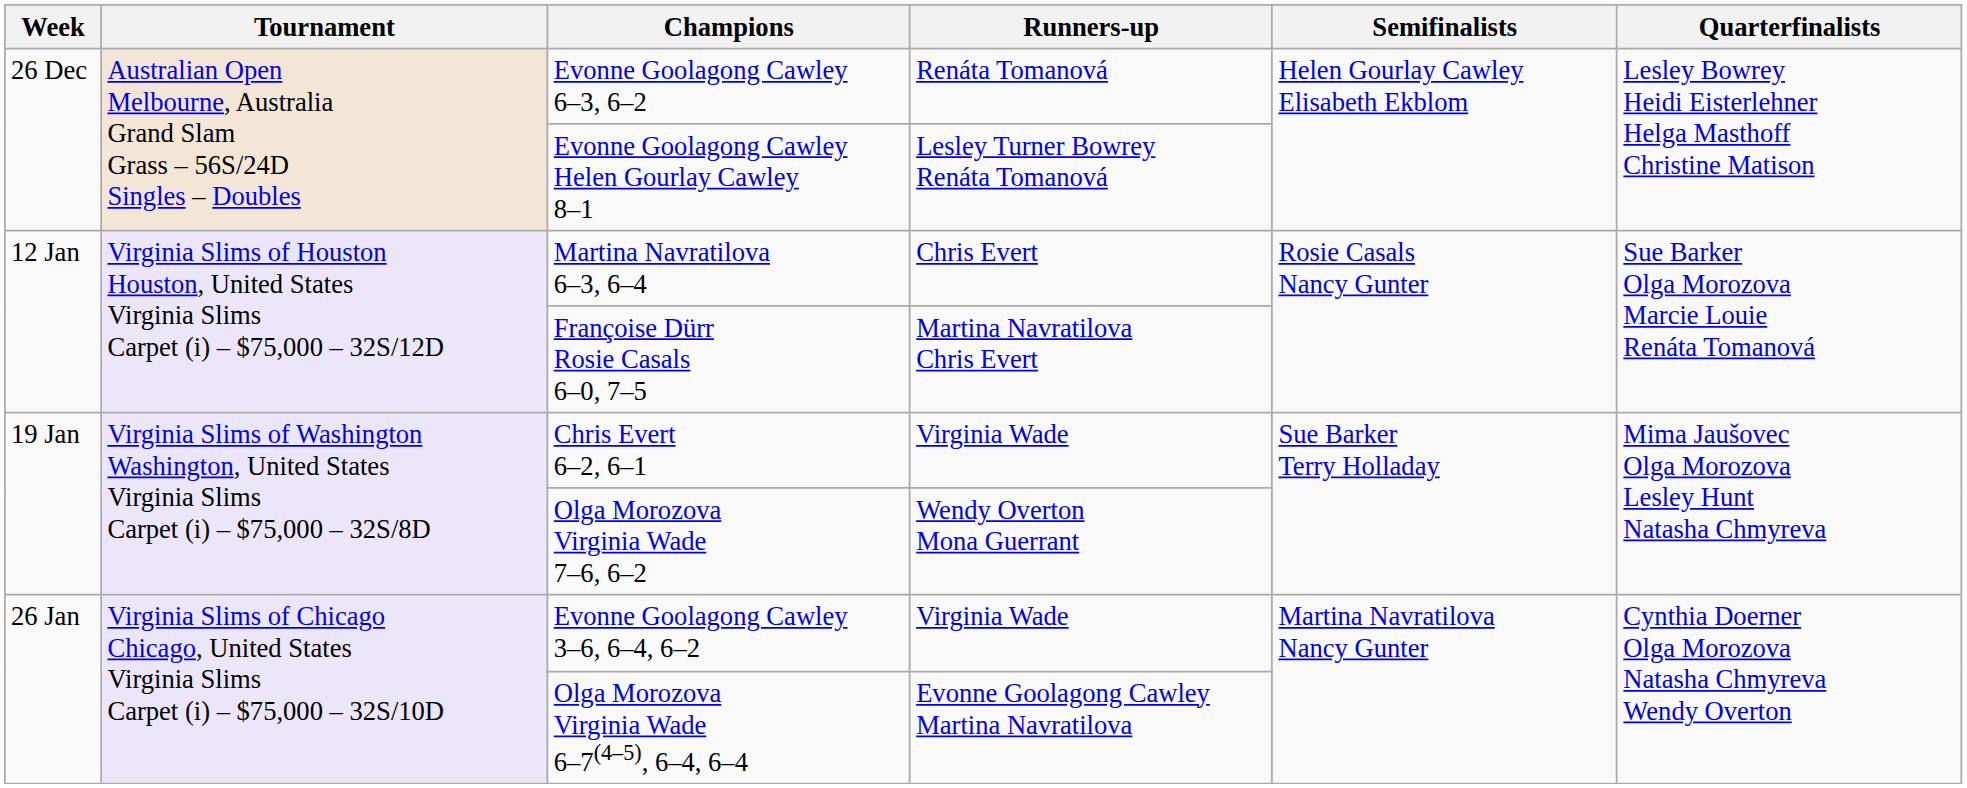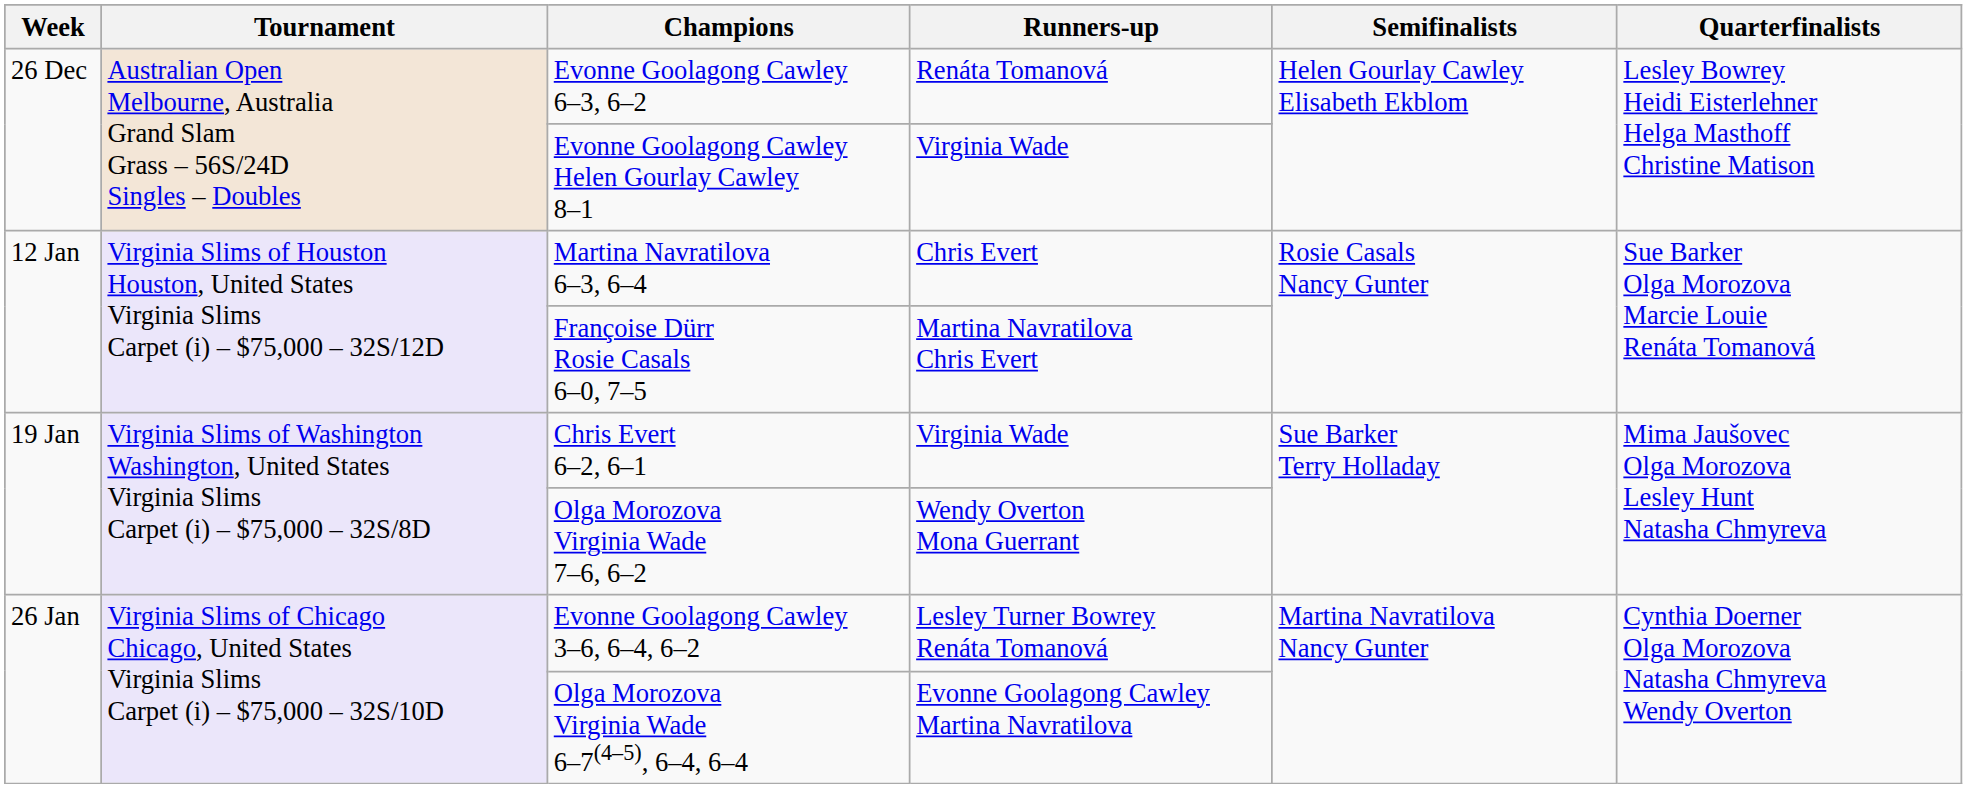(1036, 161) Lesley Turner Bowrey Renáta Tomanová -> (992, 145) Virginia Wade
(992, 617) Virginia Wade -> (1036, 632) Lesley Turner Bowrey Renáta Tomanová
